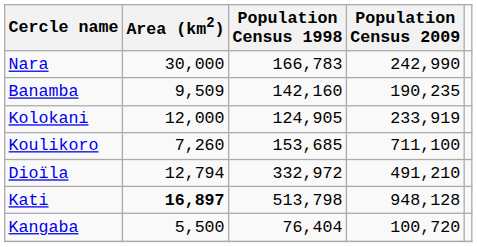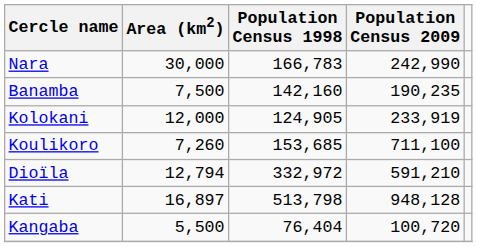(200, 92) 9,509 -> (200, 92) 7,500
(425, 173) 491,210 -> (425, 173) 591,210
(195, 200) bold -> (195, 200) normal
